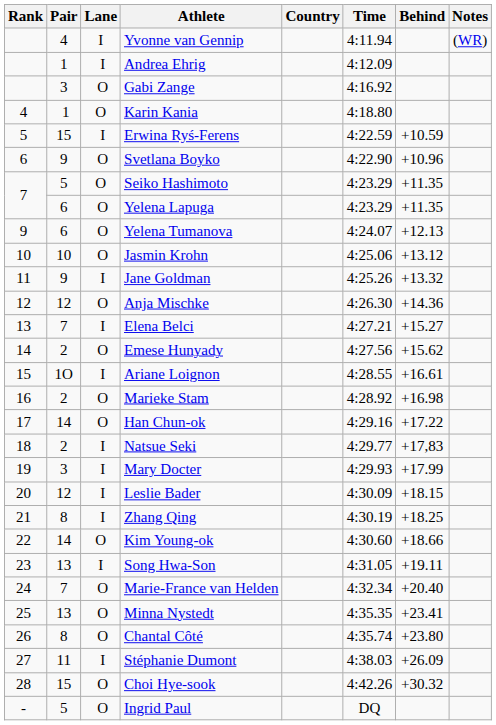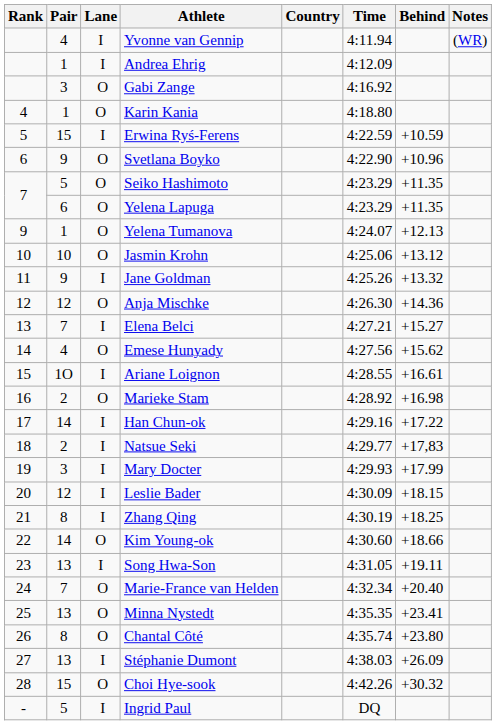(64, 231) 6 -> (64, 231) 1
(64, 350) 2 -> (64, 350) 4
(101, 421) O -> (101, 421) I
(64, 660) 11 -> (64, 660) 13
(101, 708) O -> (101, 708) I
